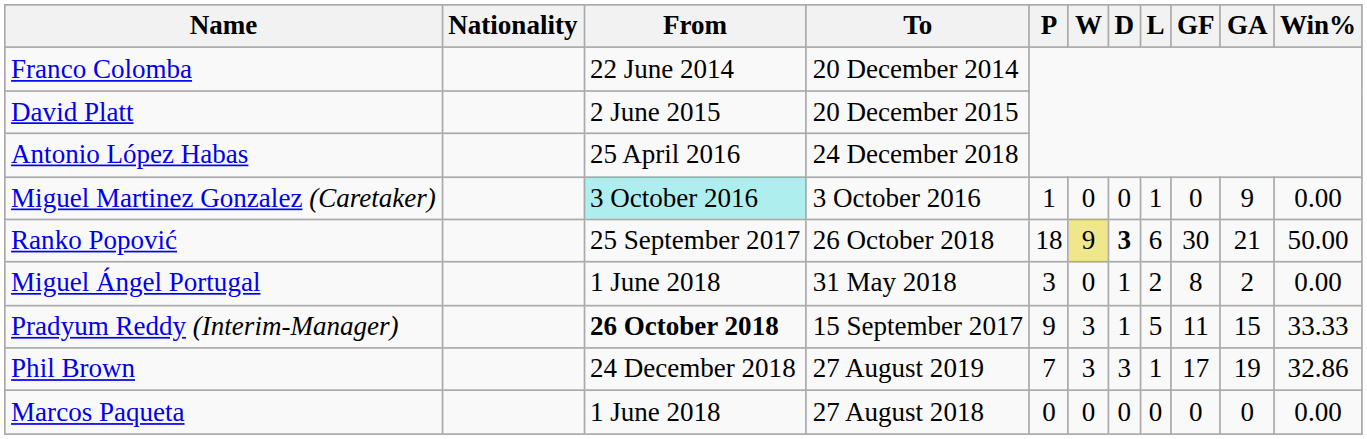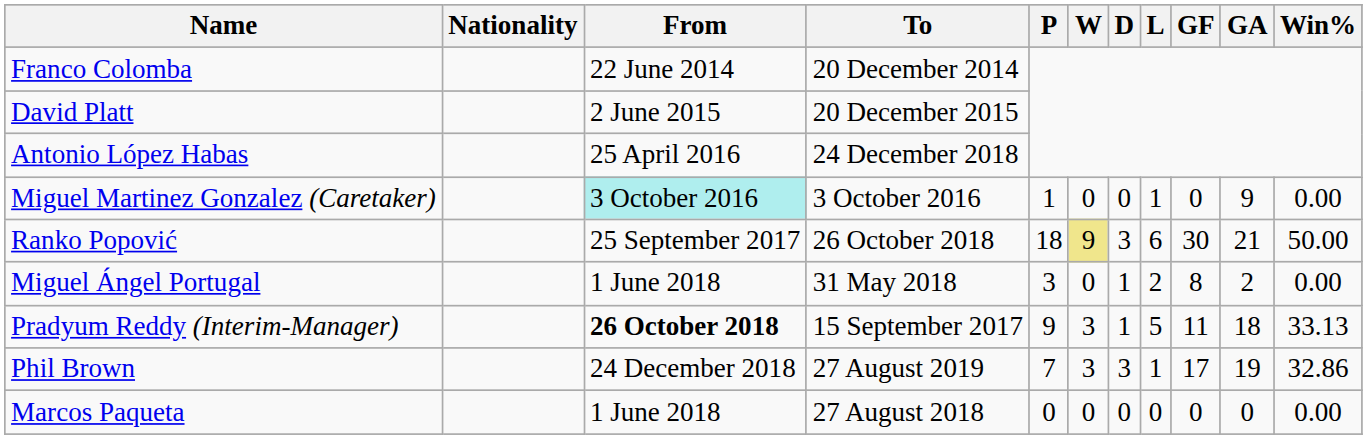(1124, 240) bold -> (1124, 240) normal
(1247, 326) 15 -> (1247, 326) 18
(1318, 326) 33.33 -> (1318, 326) 33.13
